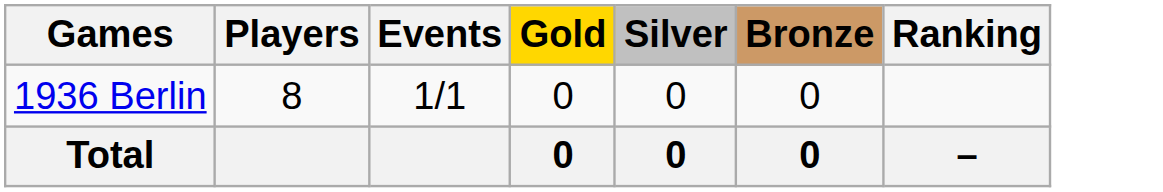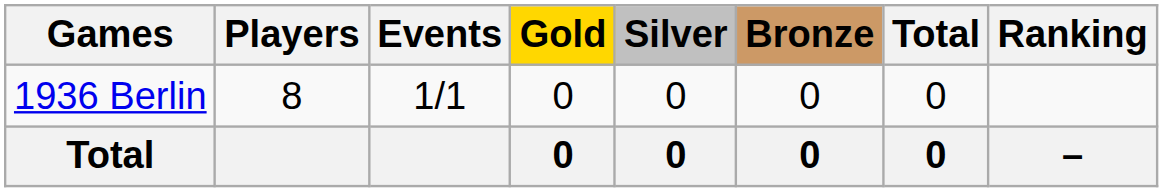+ column: (936, 34)
